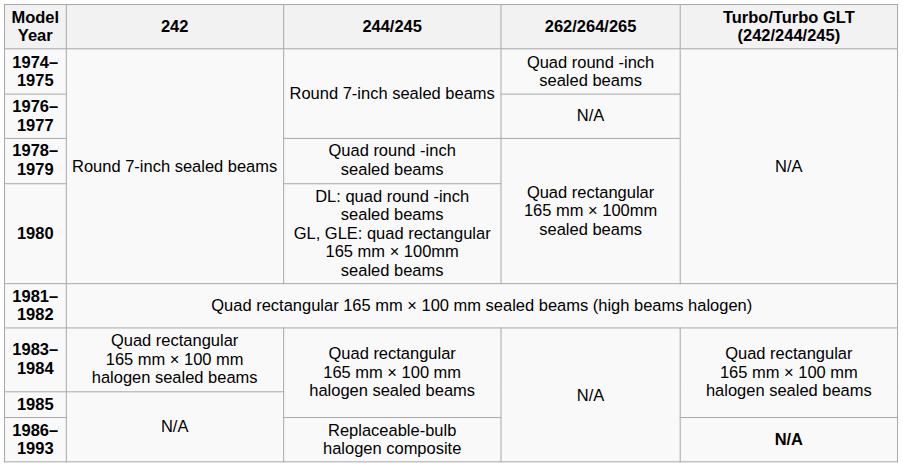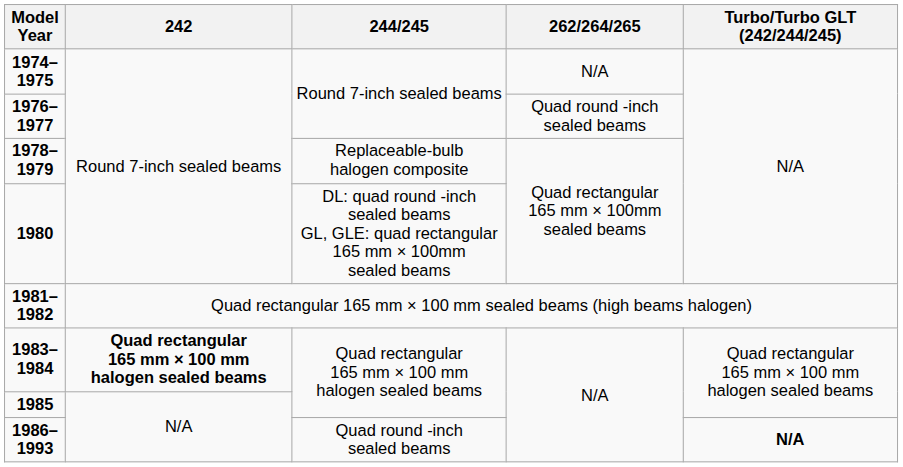(591, 71) Quad round -inch sealed beams -> (595, 71) N/A
(591, 116) N/A -> (595, 116) Quad round -inch sealed beams
(392, 160) Quad round -inch sealed beams -> (399, 160) Replaceable-bulb halogen composite
(175, 359) normal -> (179, 359) bold
(392, 439) Replaceable-bulb halogen composite -> (399, 439) Quad round -inch sealed beams
